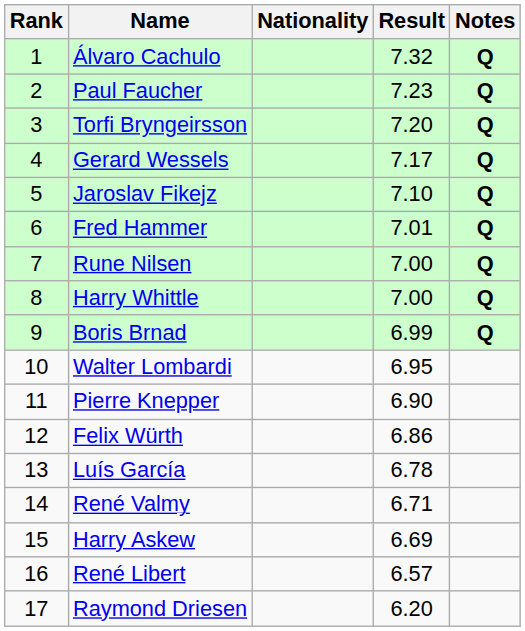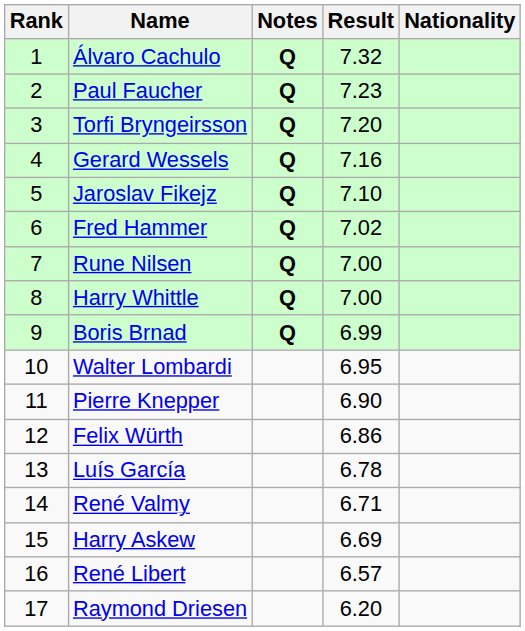columns swapped: (313, 21) <-> (485, 21)
(412, 159) 7.17 -> (361, 159) 7.16
(412, 228) 7.01 -> (361, 228) 7.02
